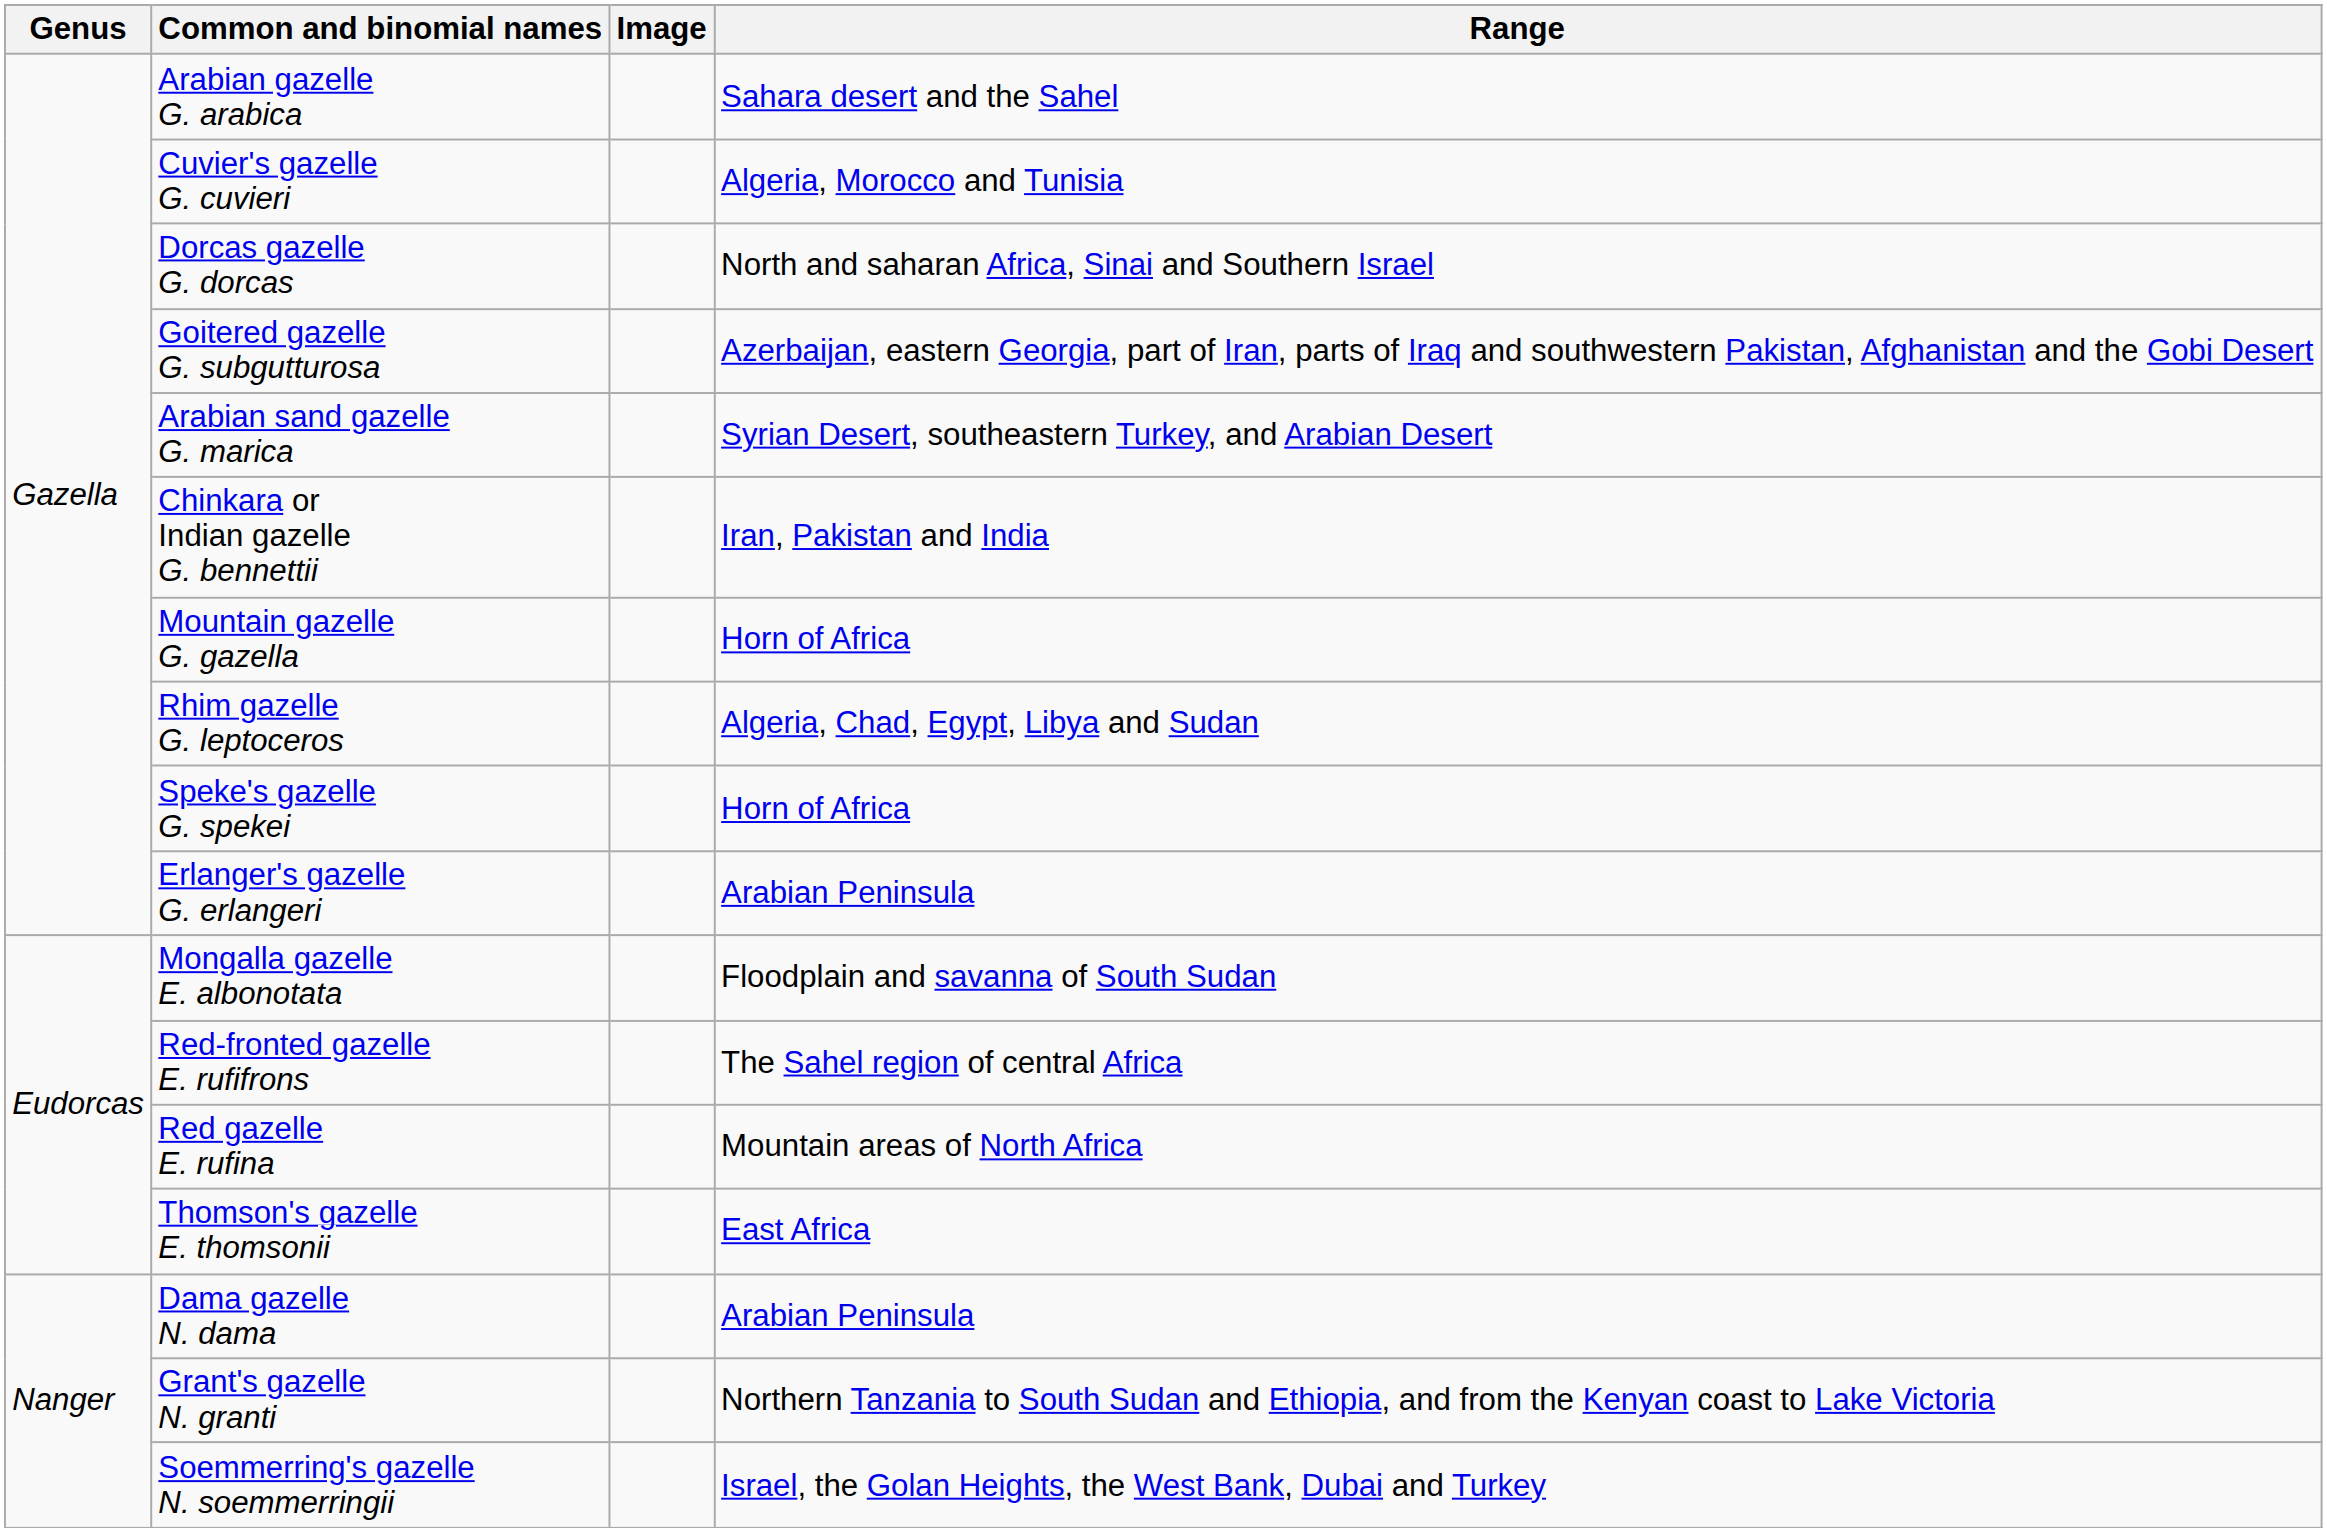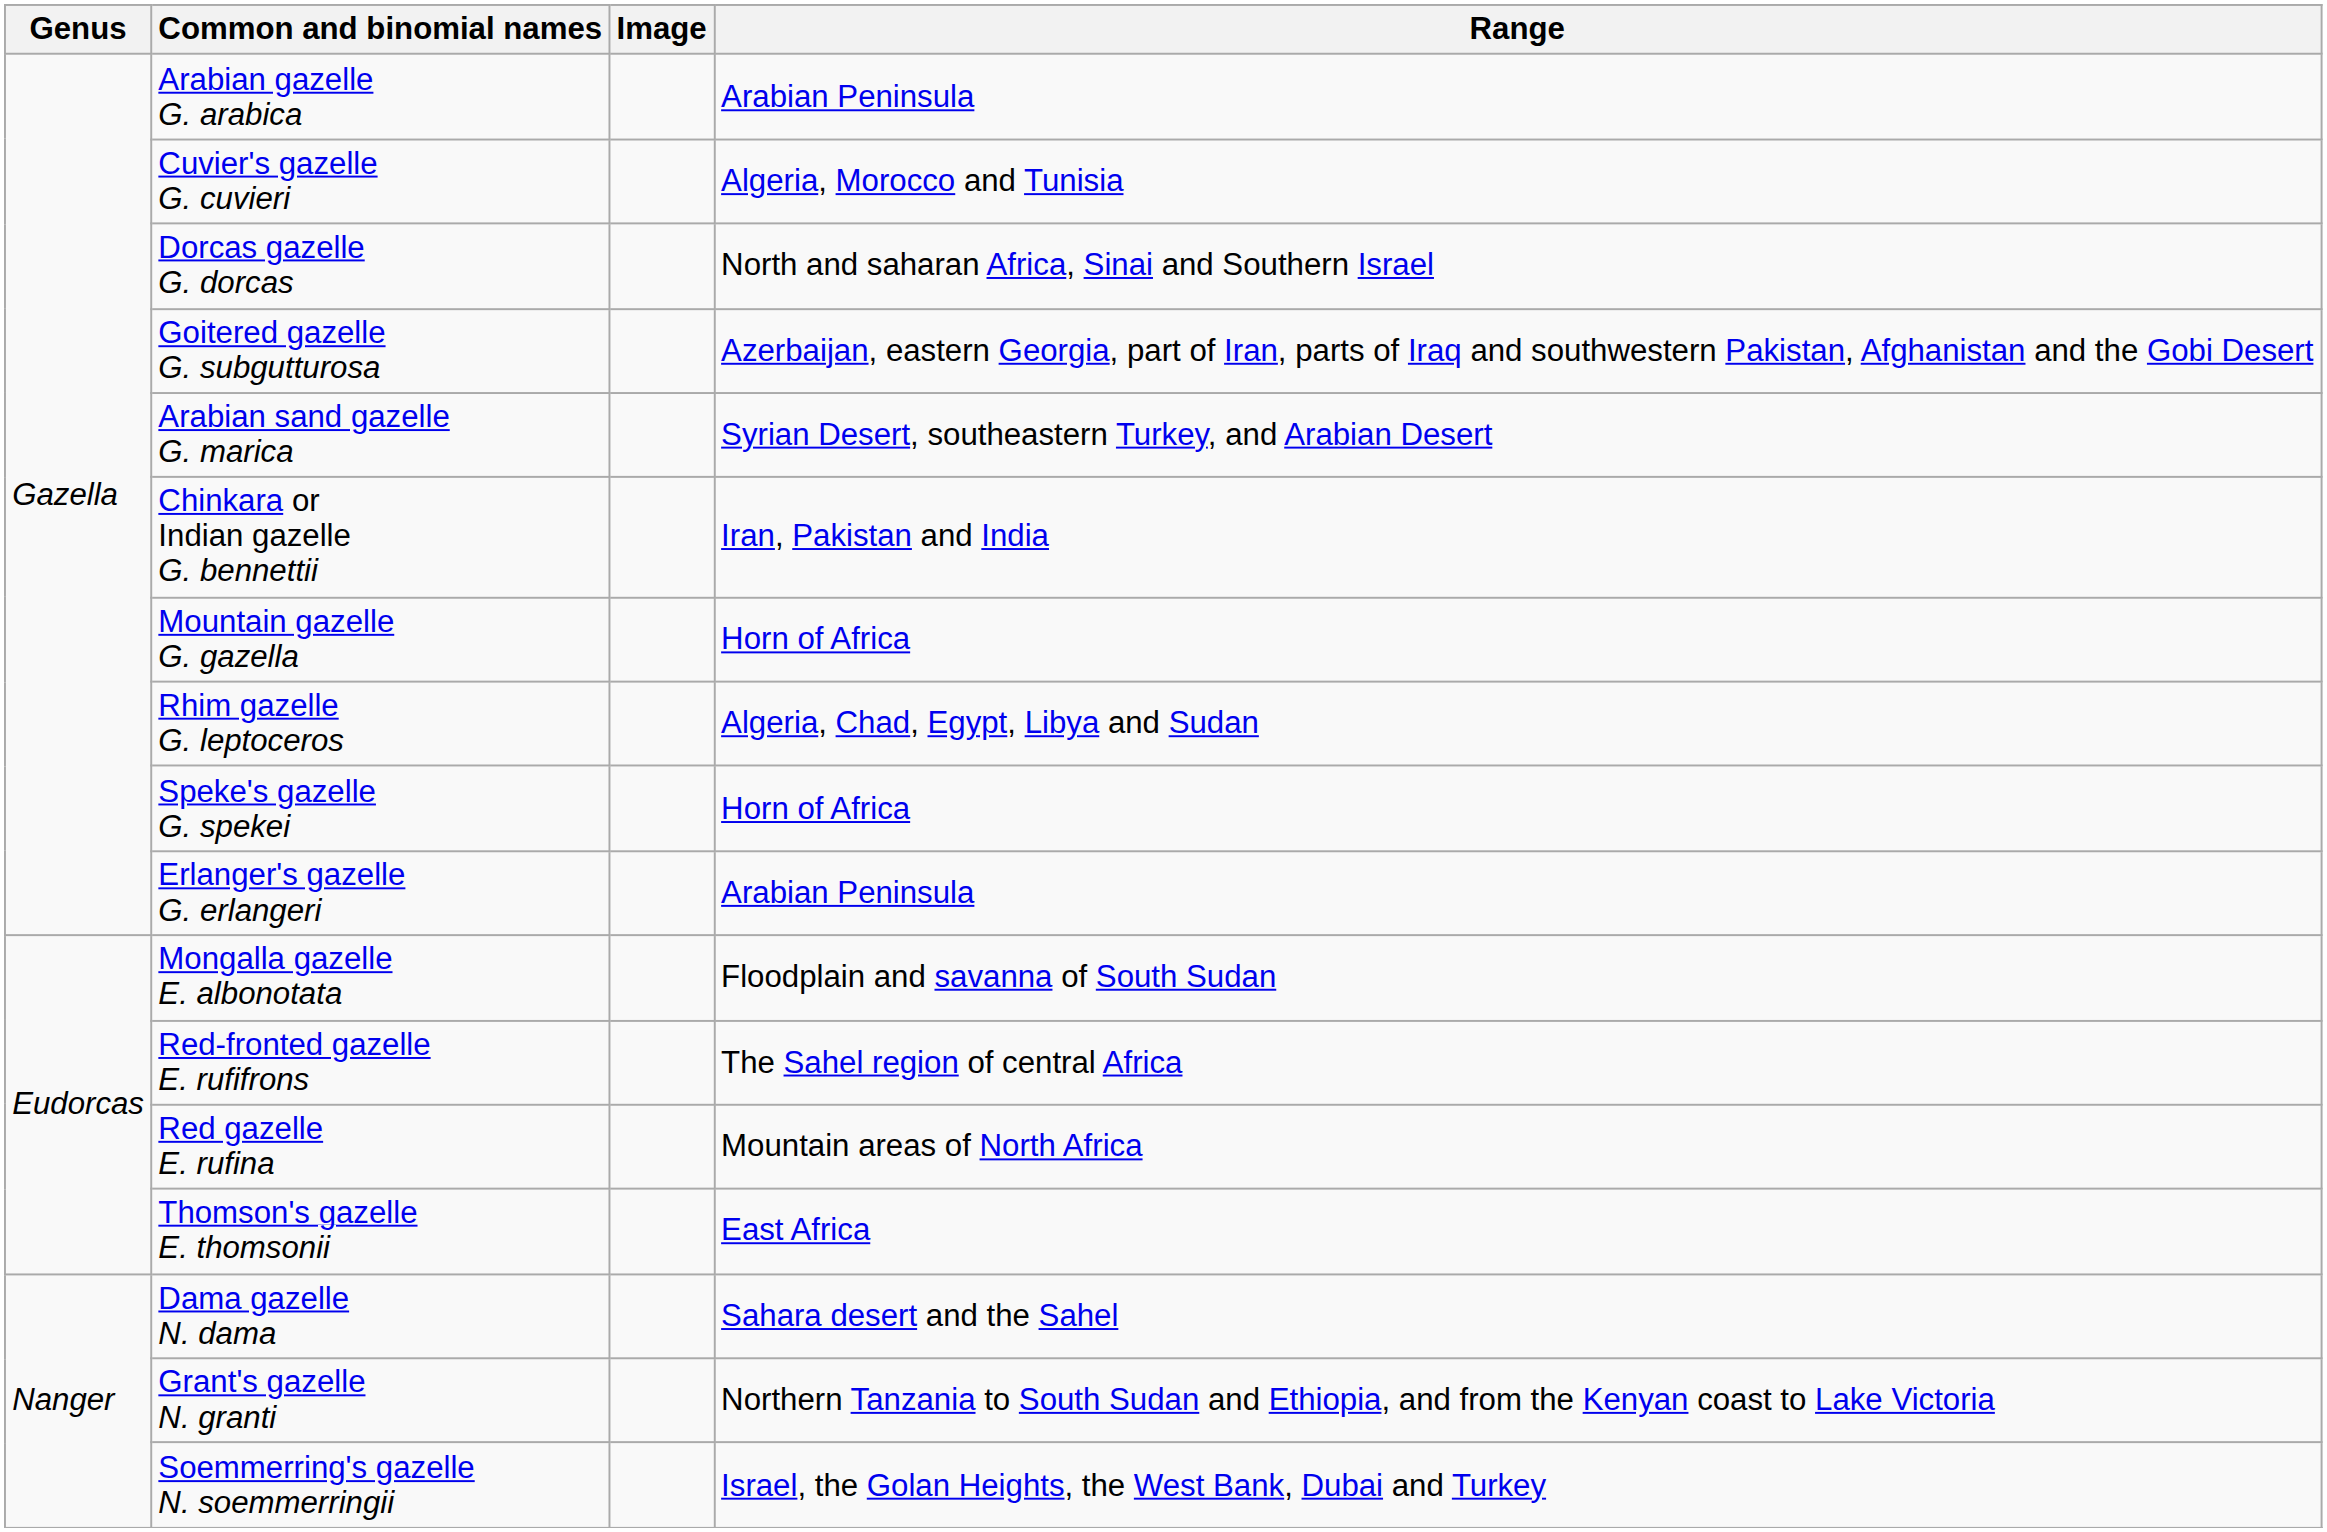(920, 96) Sahara desert and the Sahel -> (848, 96) Arabian Peninsula
(848, 1315) Arabian Peninsula -> (920, 1315) Sahara desert and the Sahel
